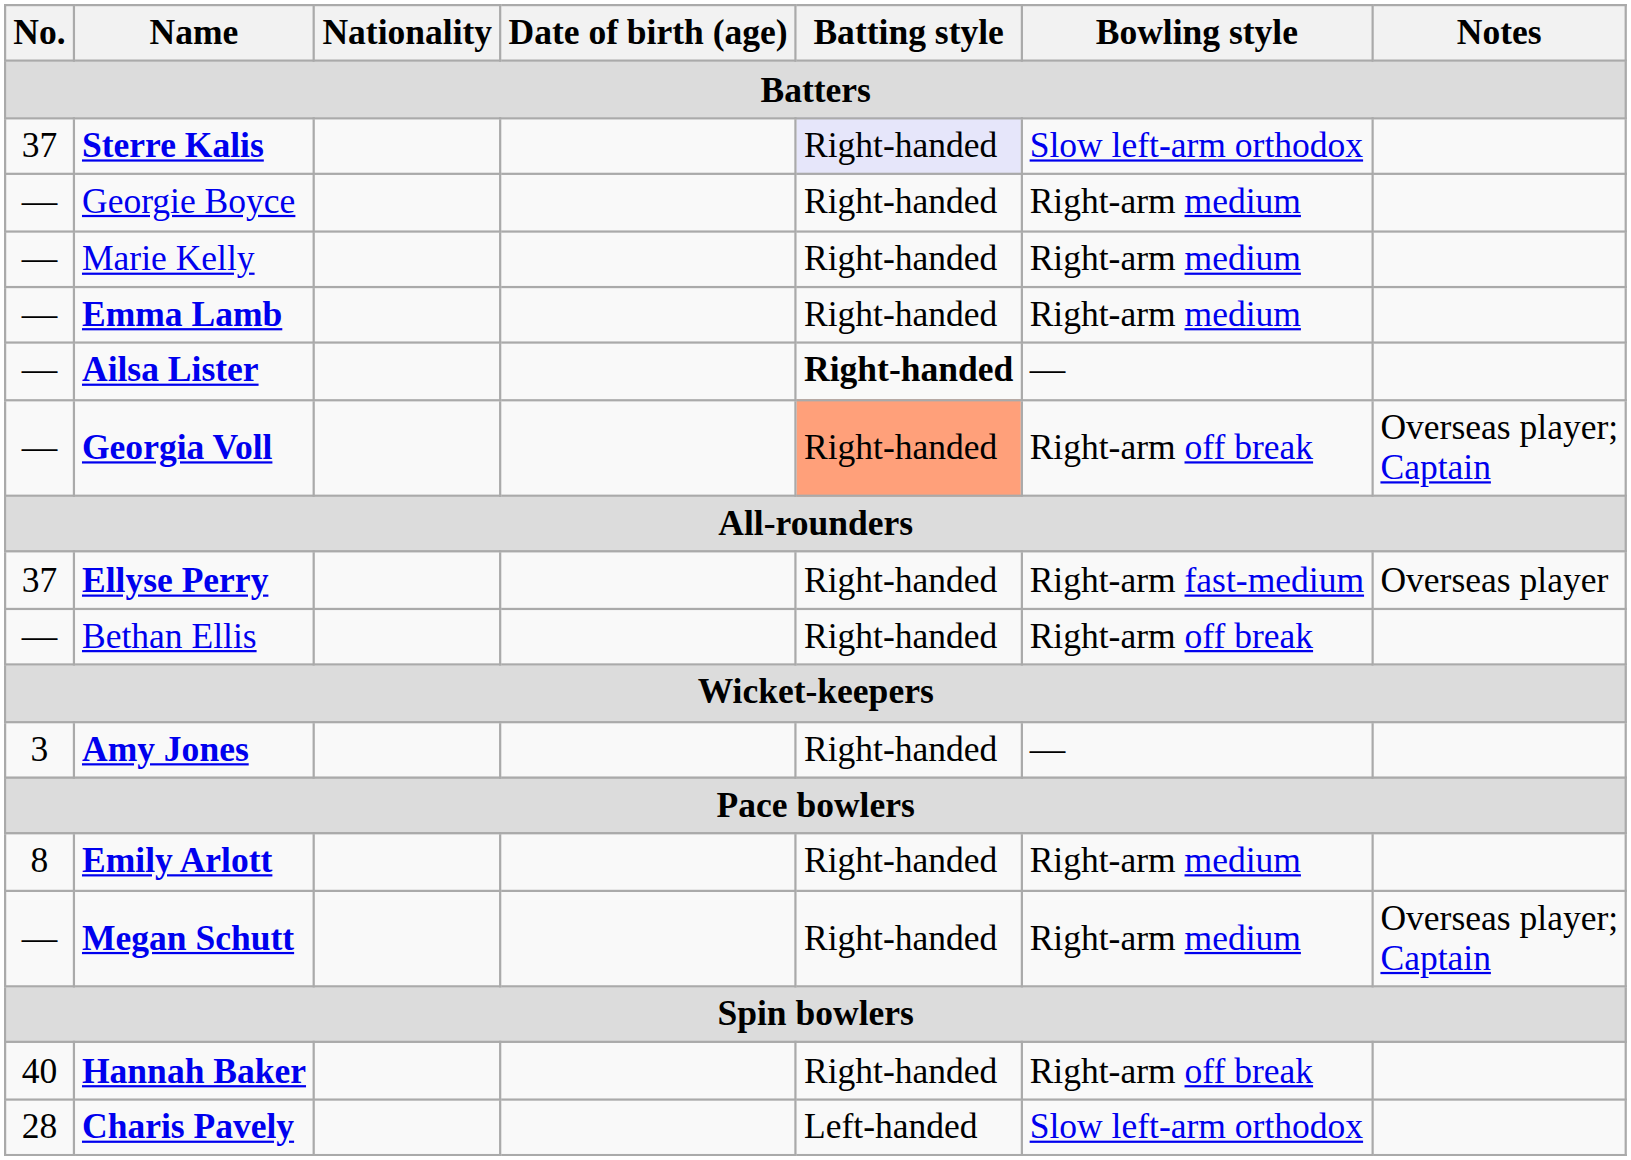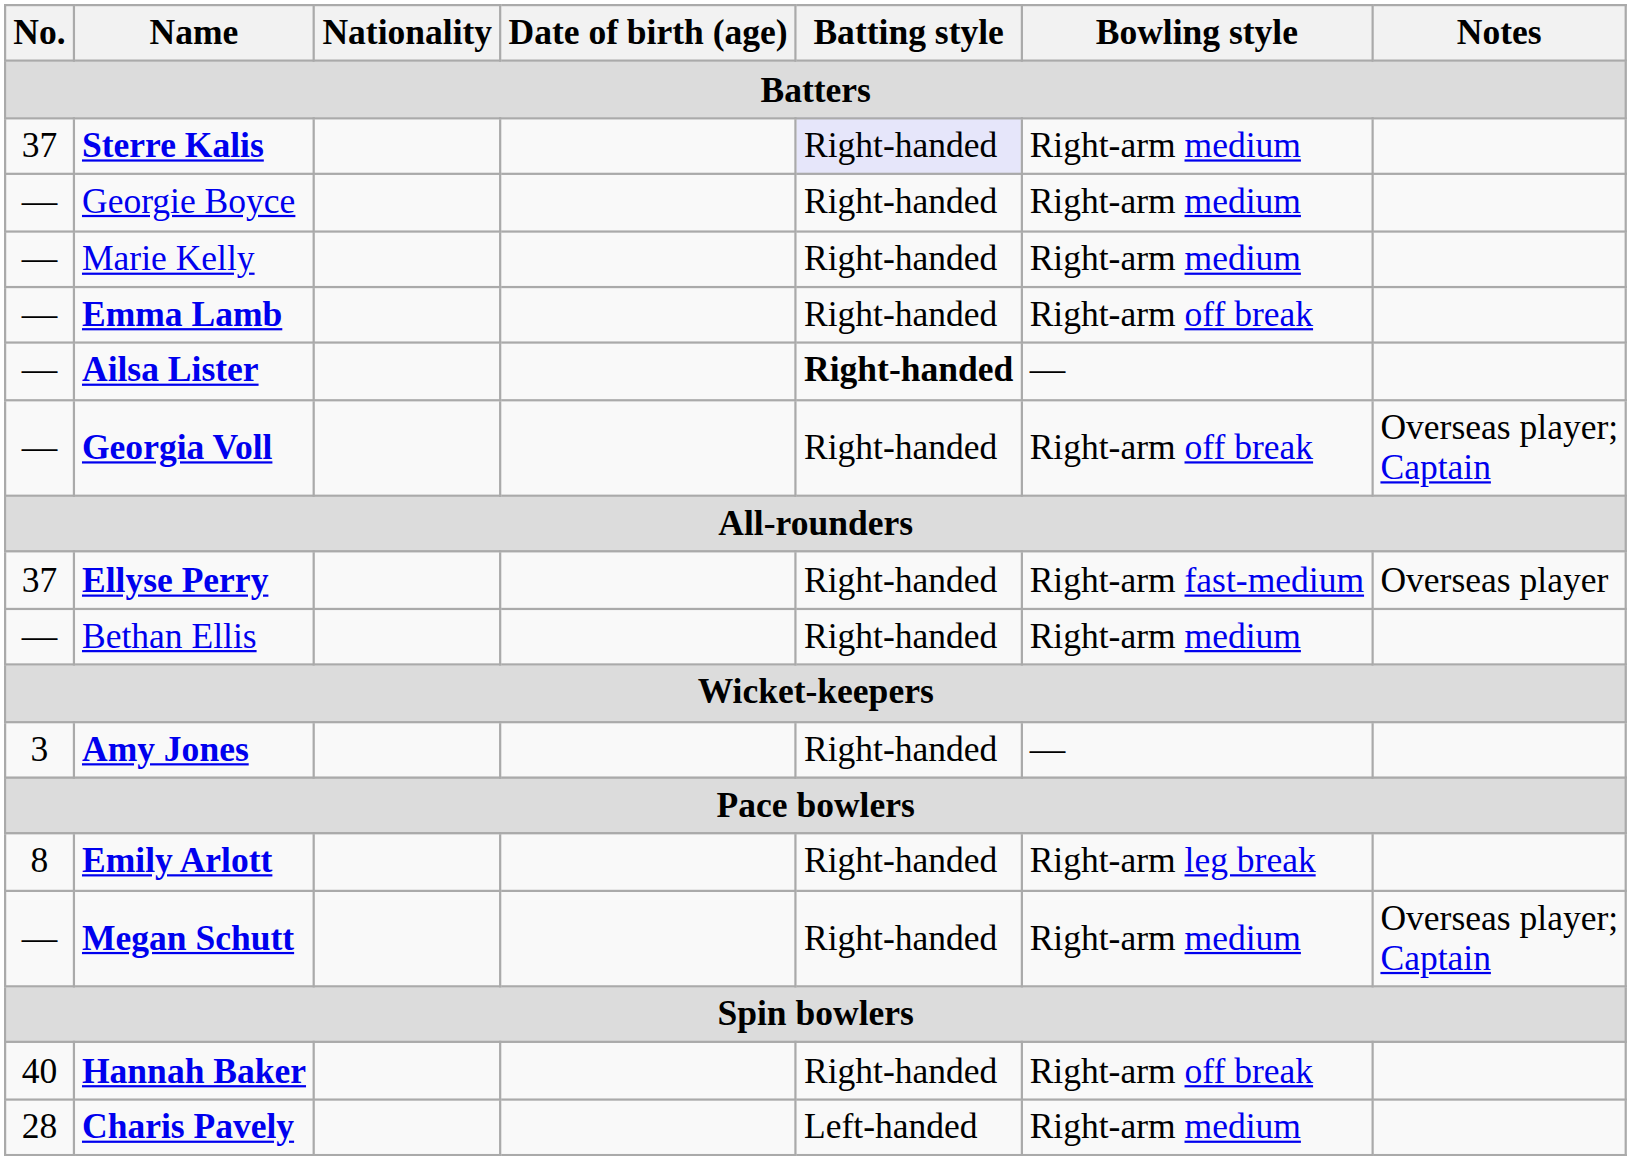(1196, 145) Slow left-arm orthodox -> (1165, 145) Right-arm medium
(1165, 314) Right-arm medium -> (1171, 314) Right-arm off break
(901, 446) lightsalmon background -> (901, 446) no background
(1171, 635) Right-arm off break -> (1165, 635) Right-arm medium
(1165, 861) Right-arm medium -> (1173, 861) Right-arm leg break
(1196, 1126) Slow left-arm orthodox -> (1165, 1126) Right-arm medium
